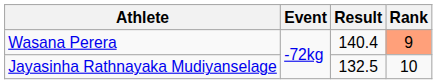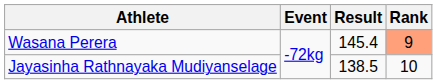(358, 42) 140.4 -> (358, 42) 145.4
(358, 67) 132.5 -> (358, 67) 138.5
